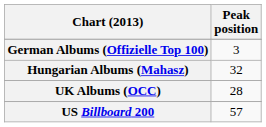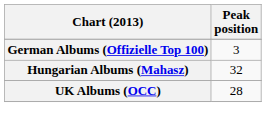- row: (108, 111)
